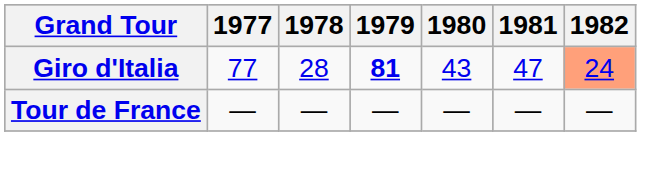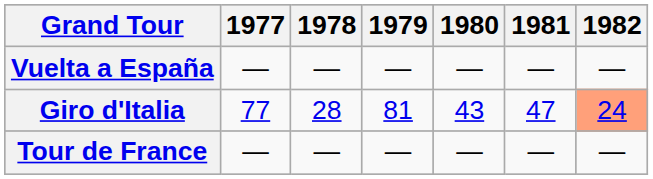+ row: (112, 67)
(385, 67) bold -> (398, 109) normal
